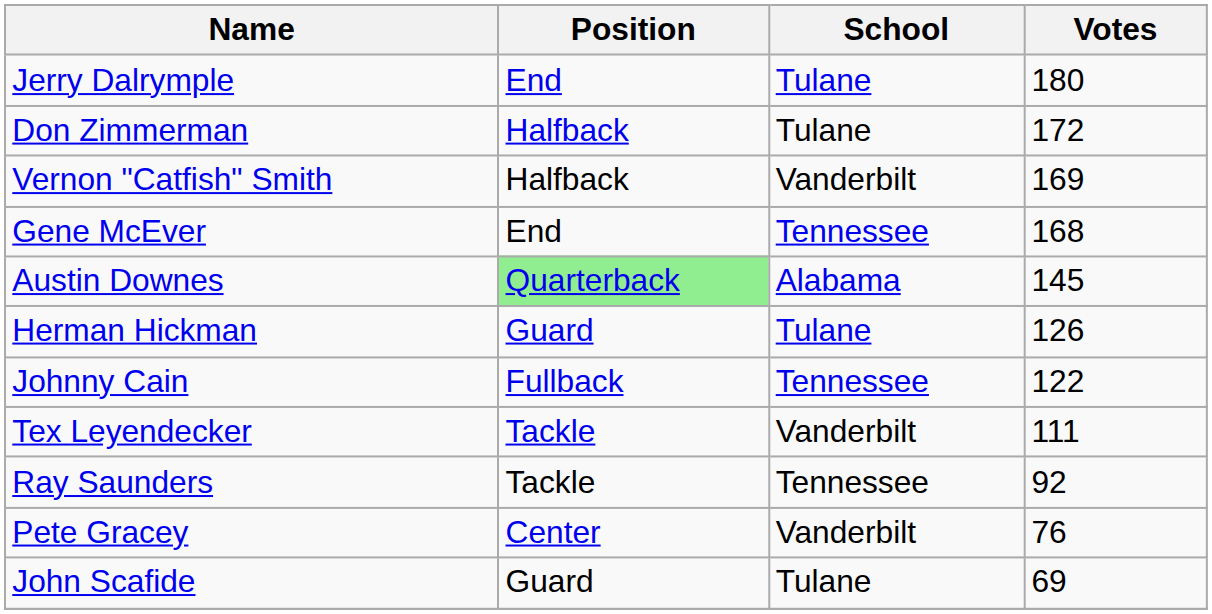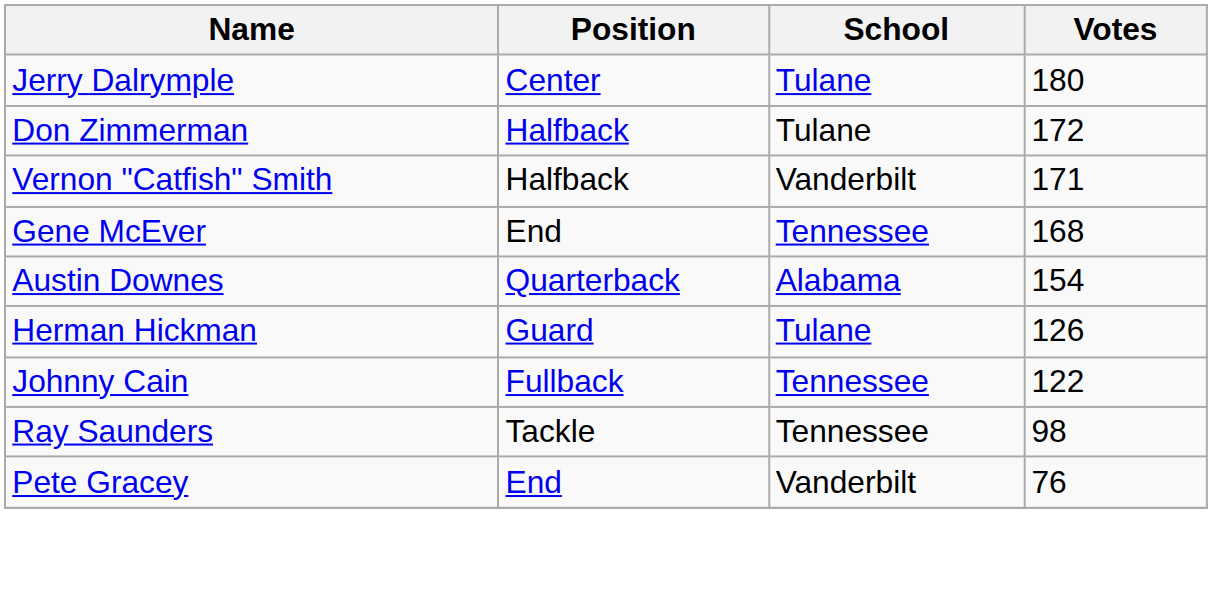(534, 79) End -> (553, 79) Center
(1058, 180) 169 -> (1058, 180) 171
(593, 280) lightgreen background -> (593, 280) no background
(1058, 280) 145 -> (1058, 280) 154
- row: (132, 431)
(1049, 481) 92 -> (1049, 431) 98
(553, 532) Center -> (534, 481) End
- row: (104, 582)
